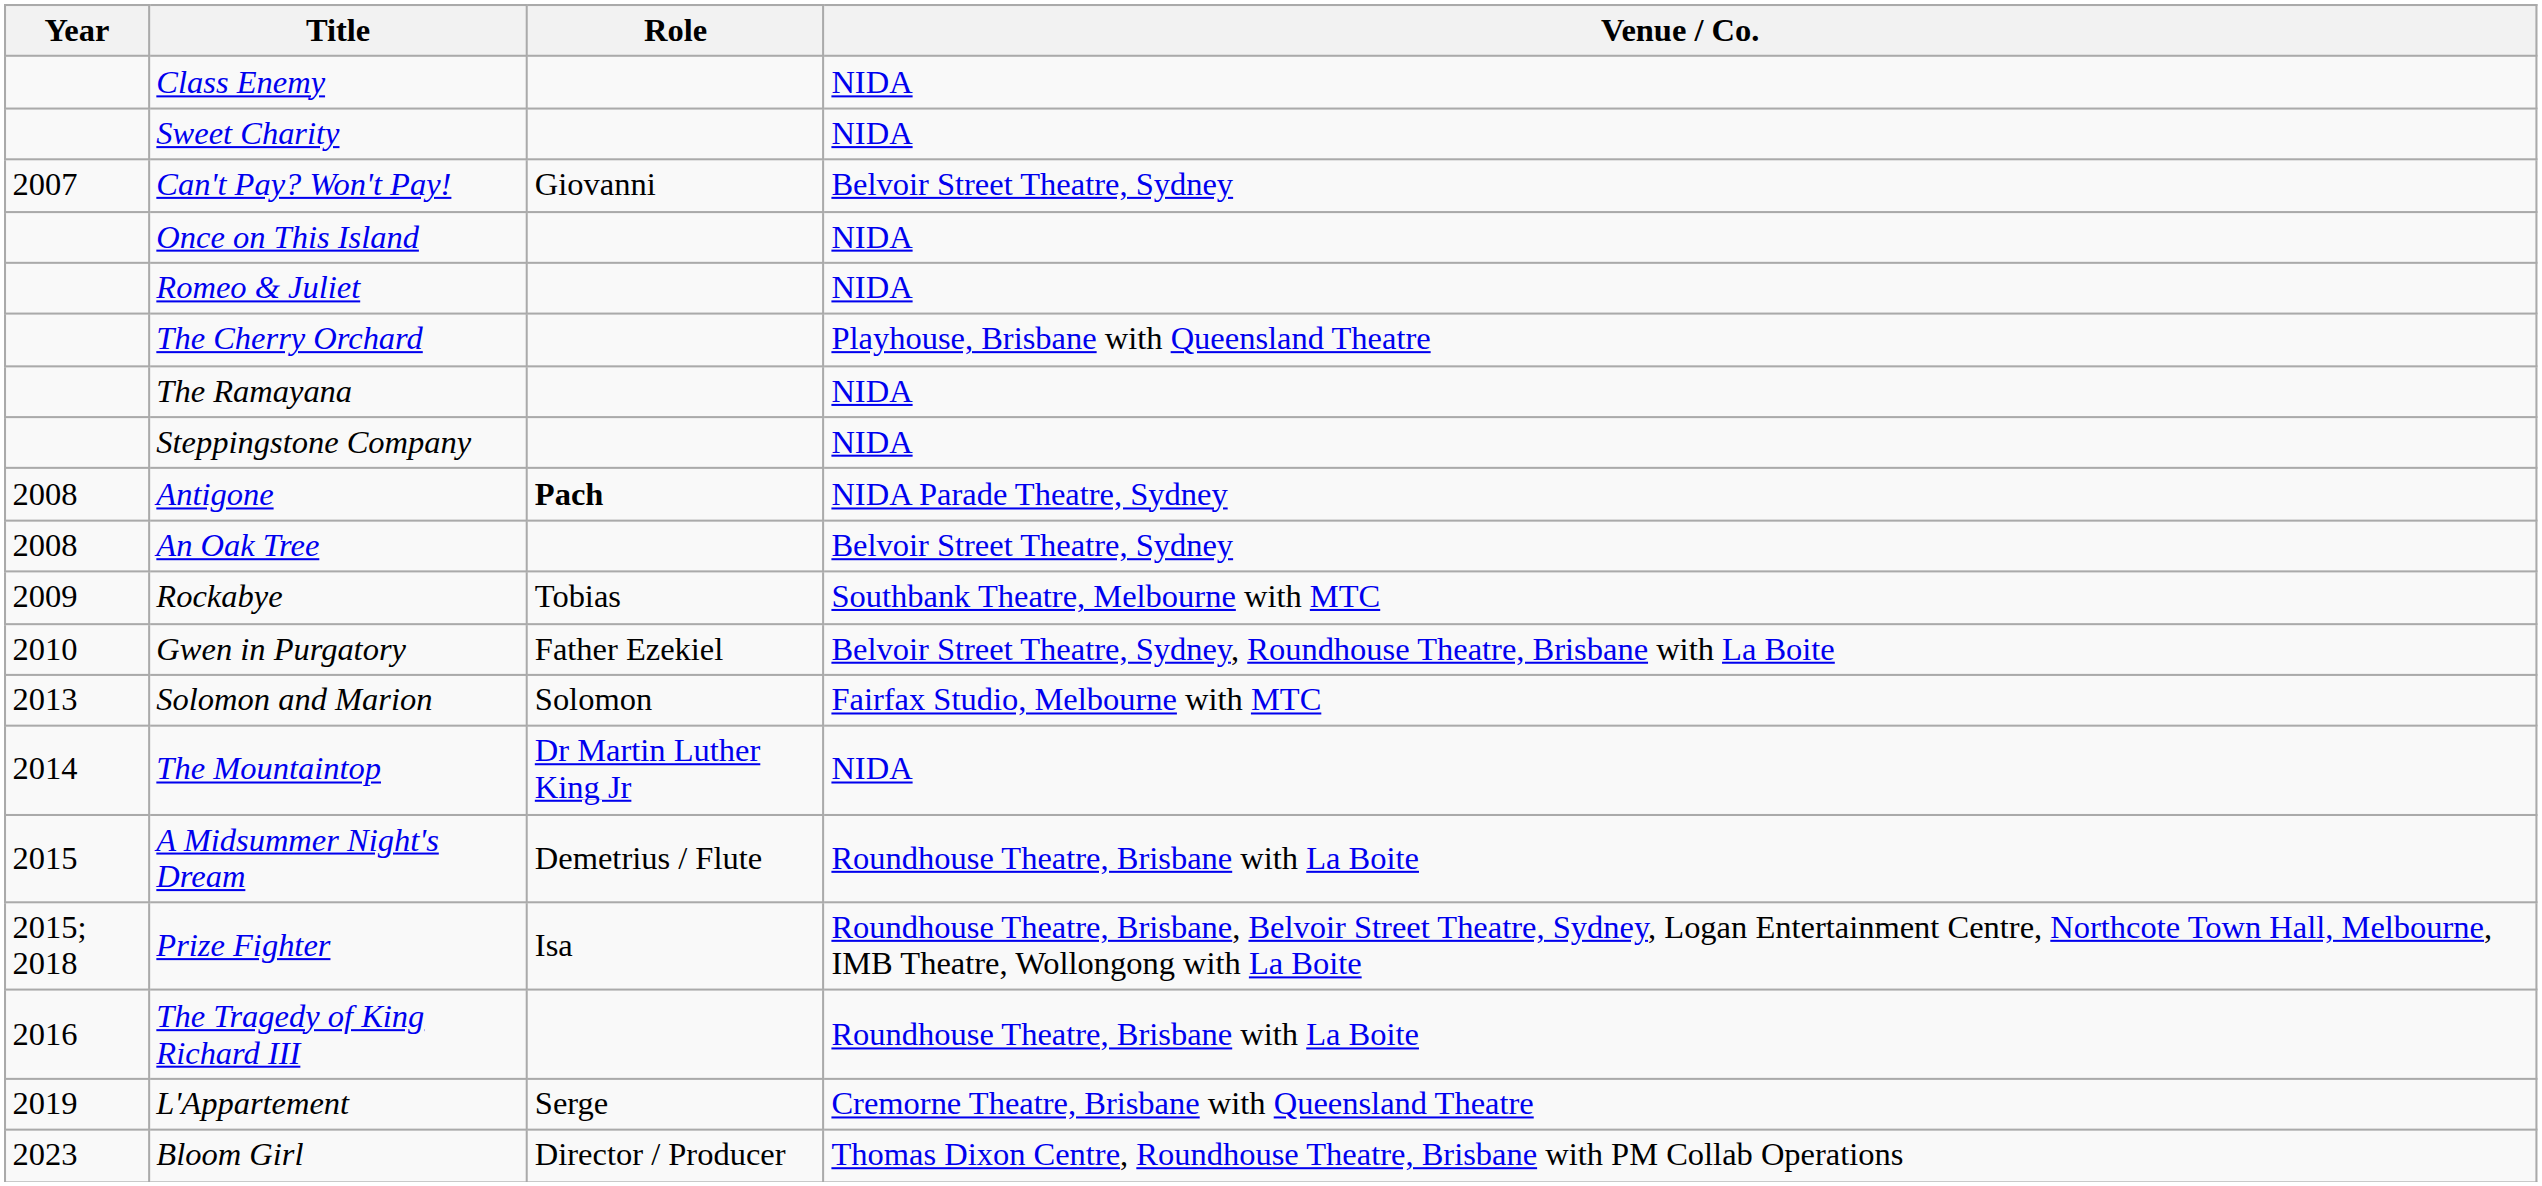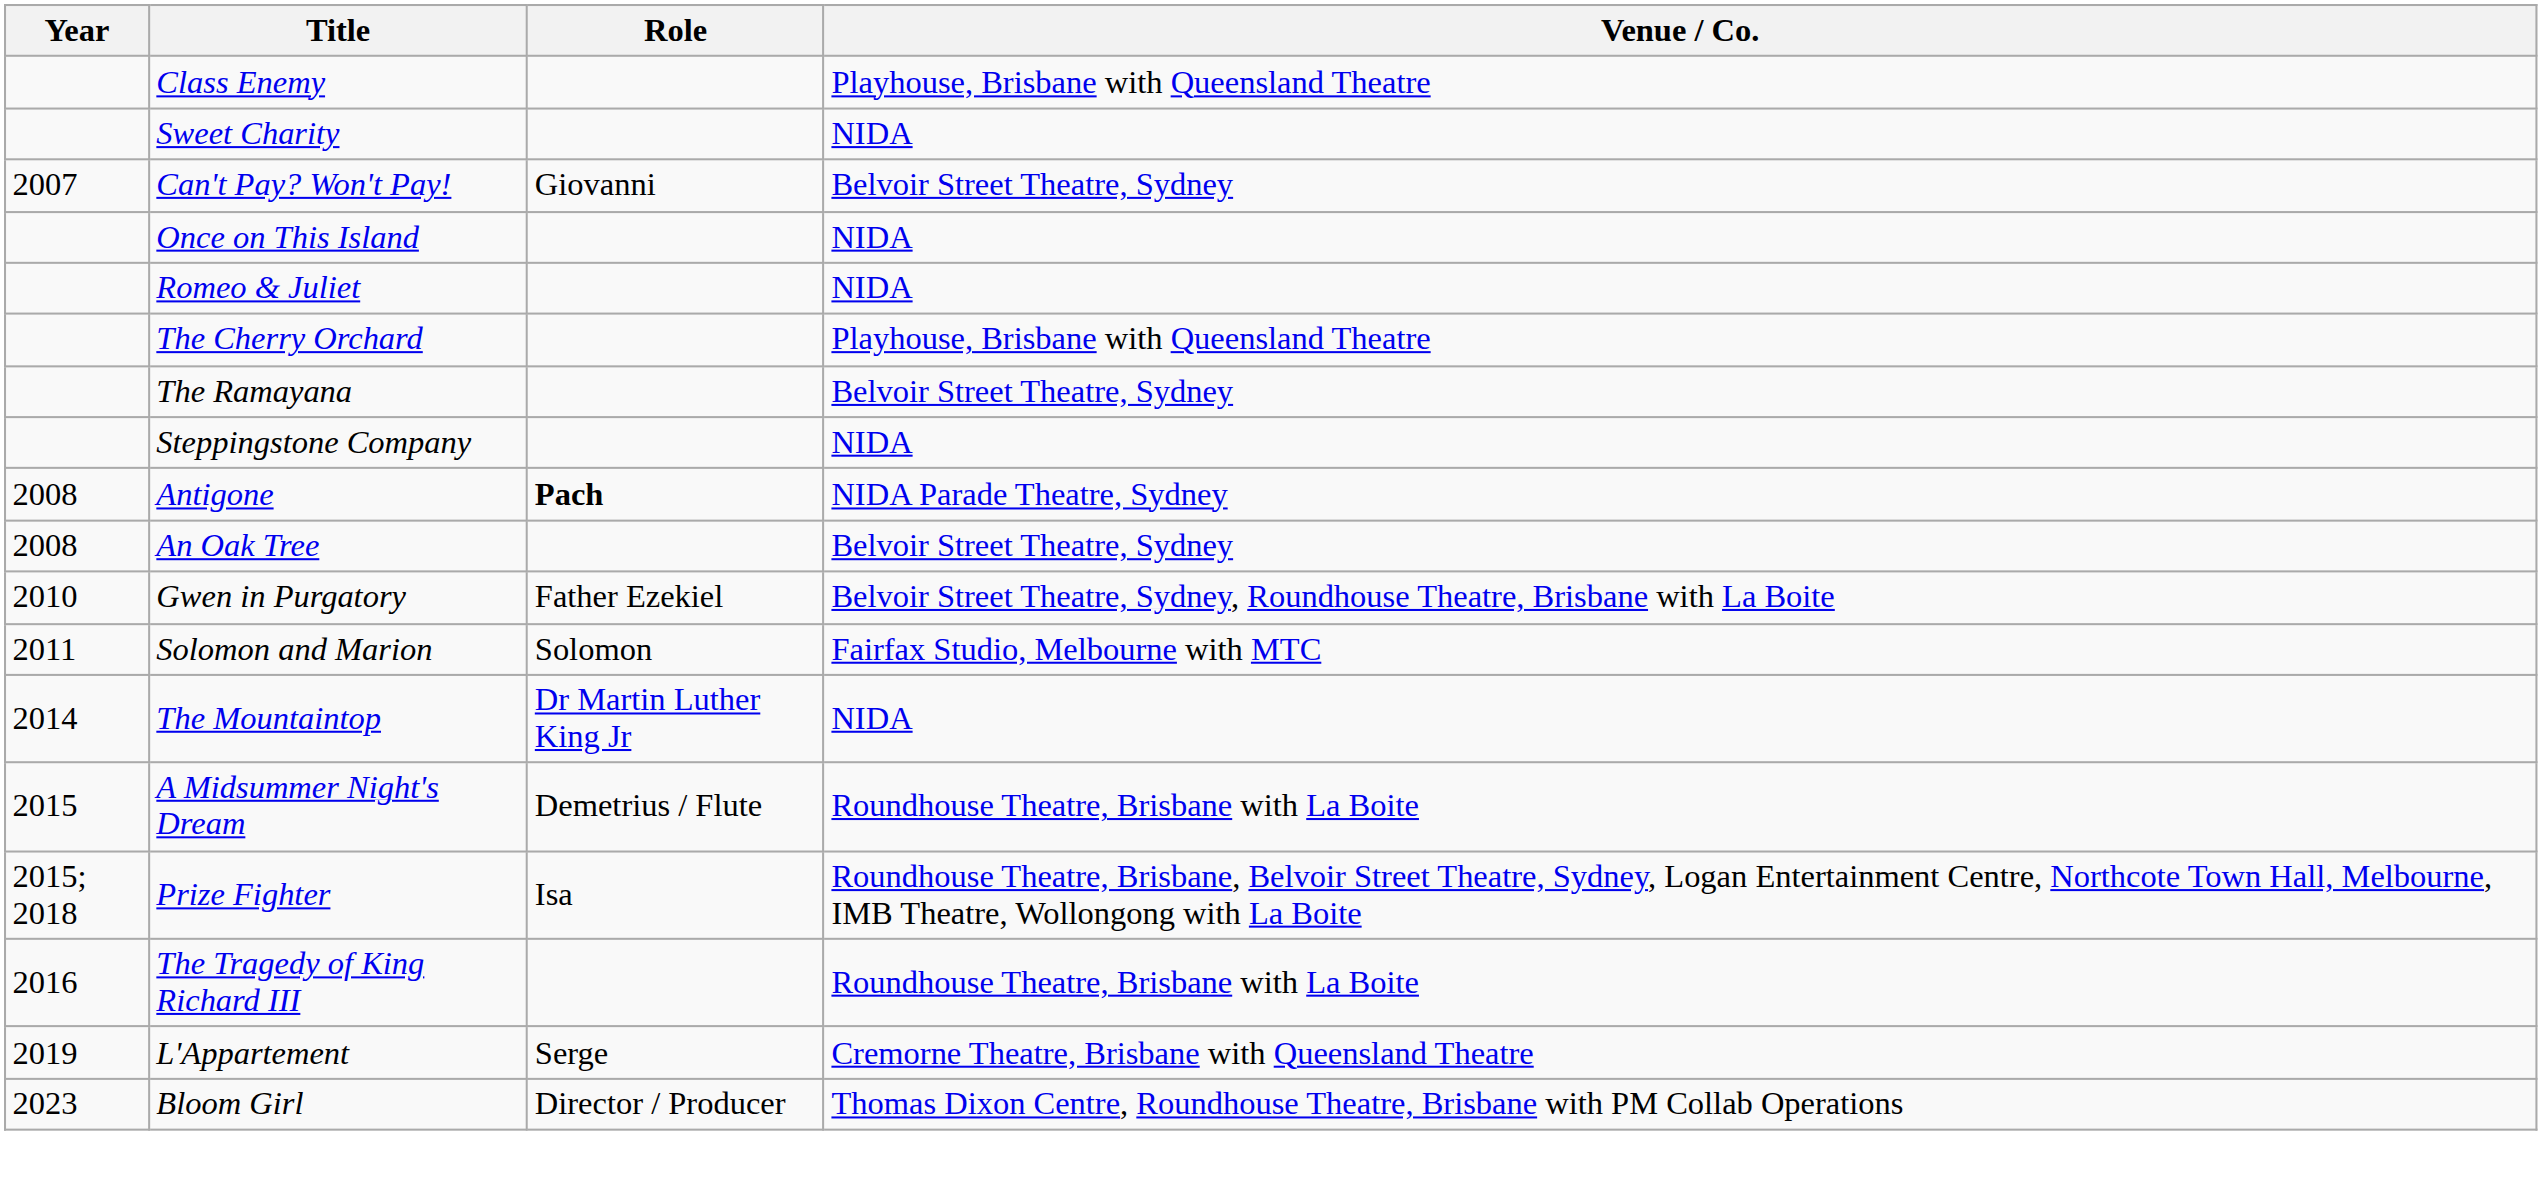(872, 81) NIDA -> (1131, 81) Playhouse, Brisbane with Queensland Theatre
(872, 390) NIDA -> (1032, 390) Belvoir Street Theatre, Sydney
- row: (219, 596)
(45, 699) 2013 -> (44, 648) 2011
